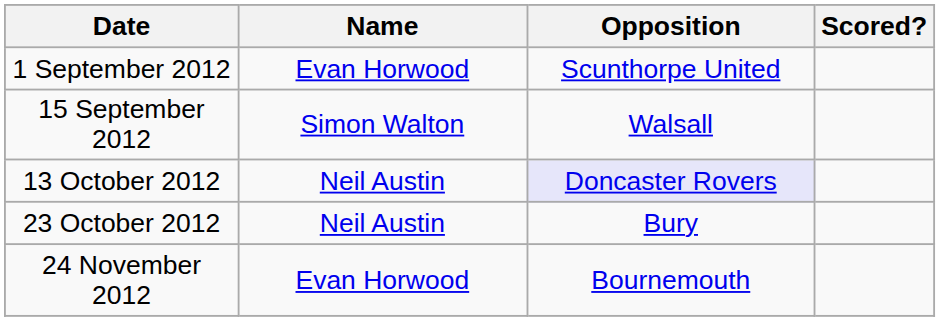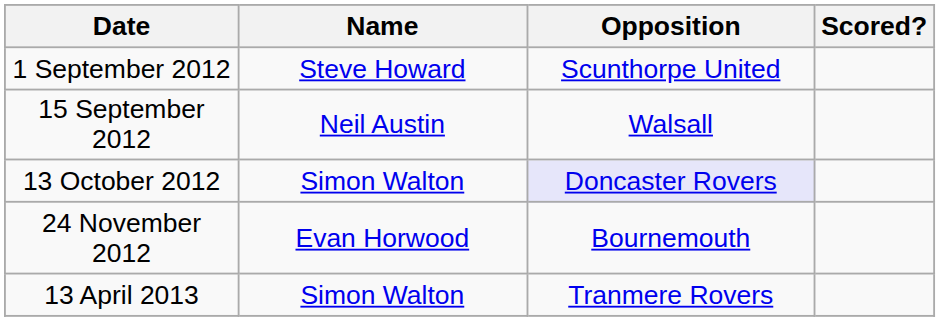(382, 68) Evan Horwood -> (382, 68) Steve Howard
(382, 125) Simon Walton -> (382, 125) Neil Austin
(382, 181) Neil Austin -> (382, 181) Simon Walton
- row: (122, 223)
+ row: (122, 294)
